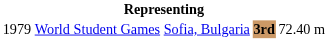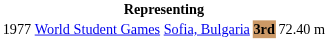(17, 29) 1979 -> (17, 29) 1977
